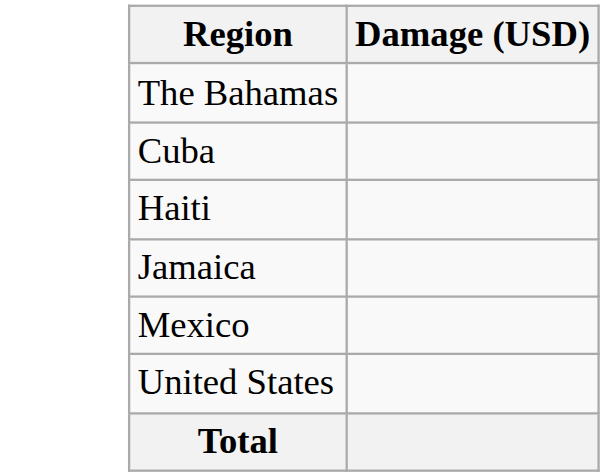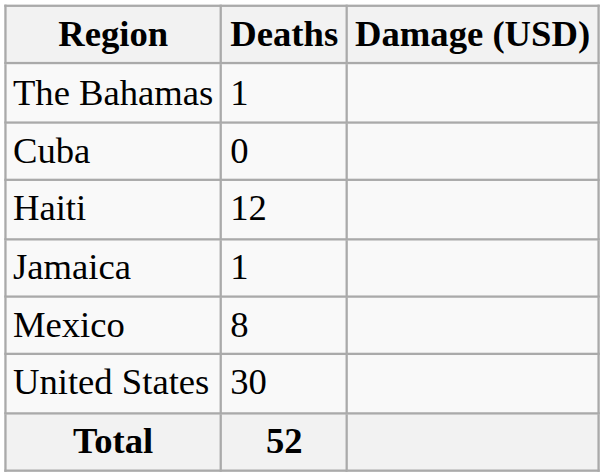+ column: (284, 34)
